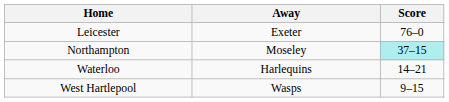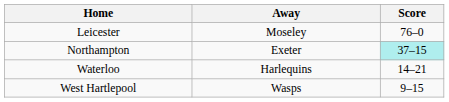(286, 32) Exeter -> (286, 32) Moseley
(286, 50) Moseley -> (286, 50) Exeter
